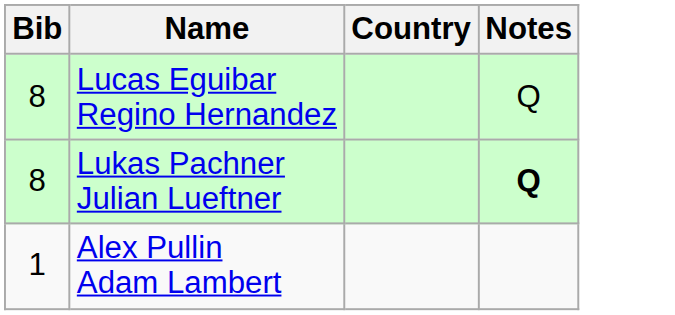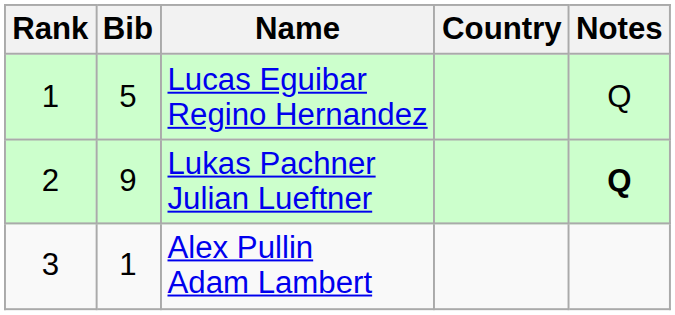+ column: (50, 29)
(37, 96) 8 -> (128, 96) 5
(37, 180) 8 -> (128, 180) 9
